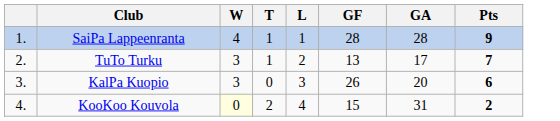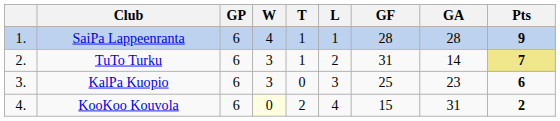+ column: (236, 15)
(353, 60) 13 -> (385, 60) 31
(421, 60) 17 -> (454, 60) 14
(489, 60) no background -> (522, 60) khaki background
(353, 82) 26 -> (385, 82) 25
(421, 82) 20 -> (454, 82) 23
